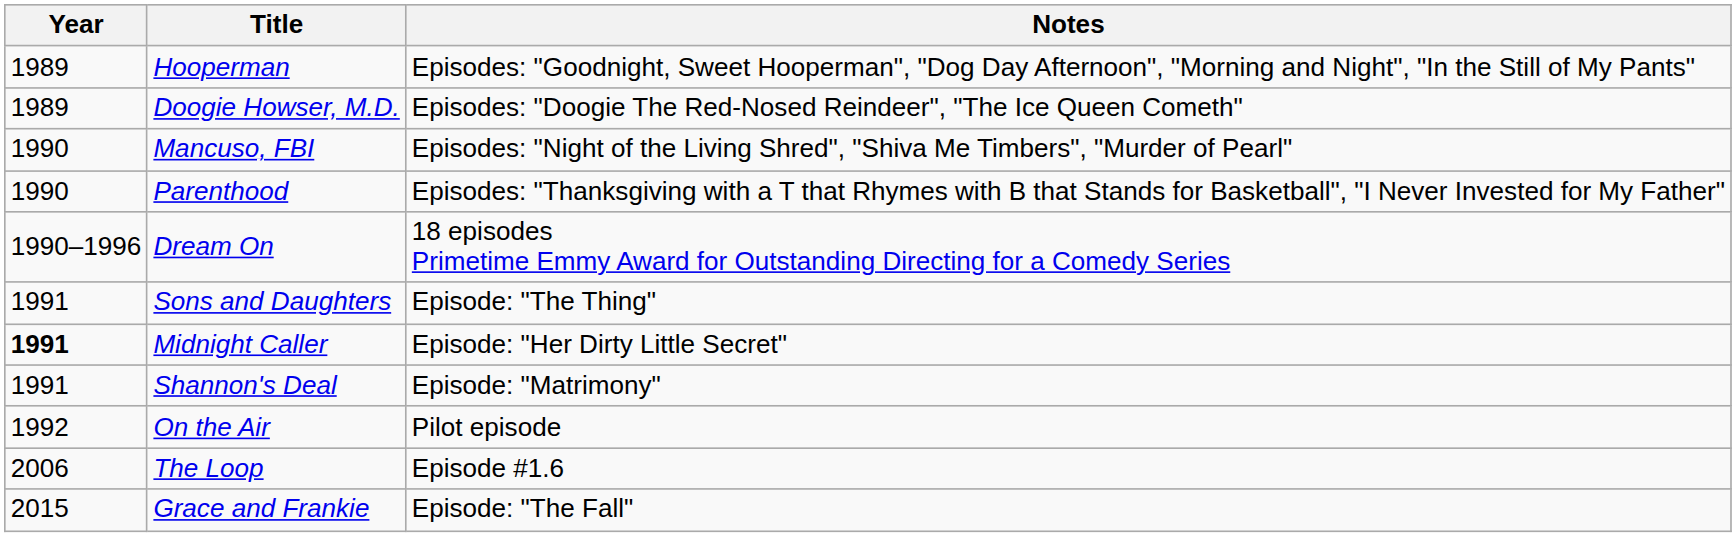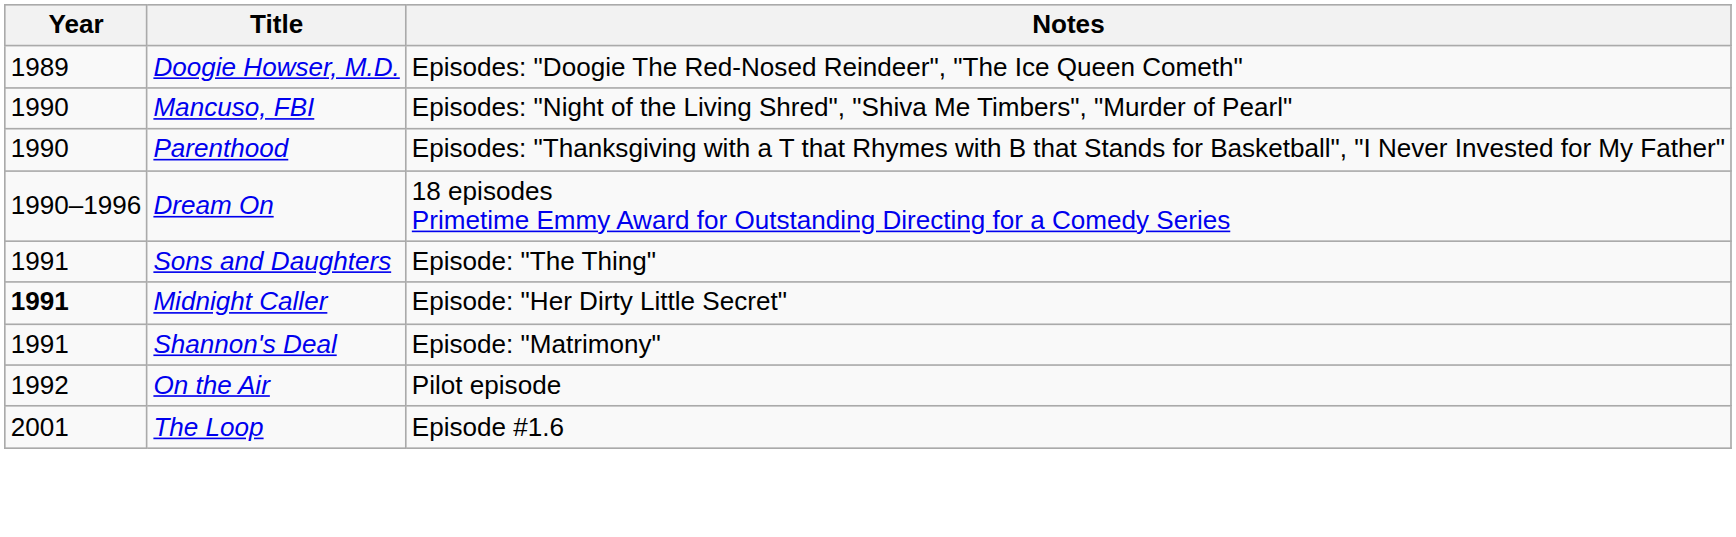- row: (222, 66)
(40, 468) 2006 -> (40, 426) 2001
- row: (261, 509)
